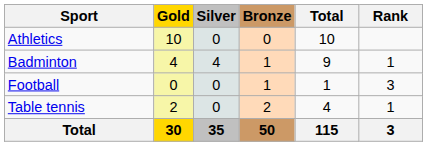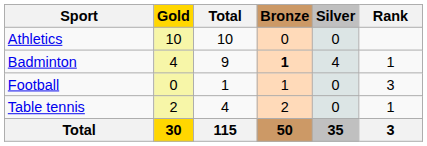columns swapped: (216, 16) <-> (327, 16)
(267, 62) normal -> (285, 62) bold
